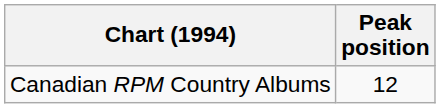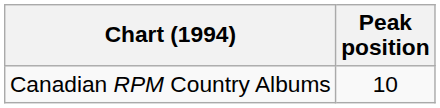(385, 84) 12 -> (385, 84) 10
